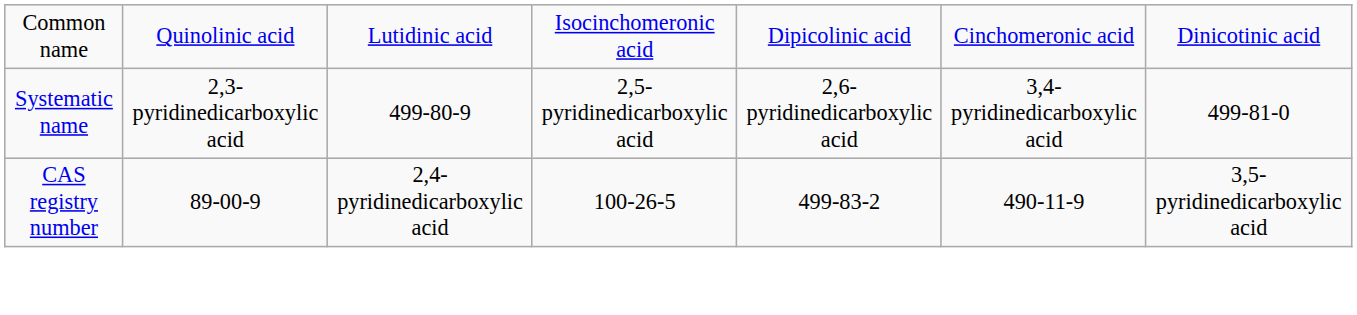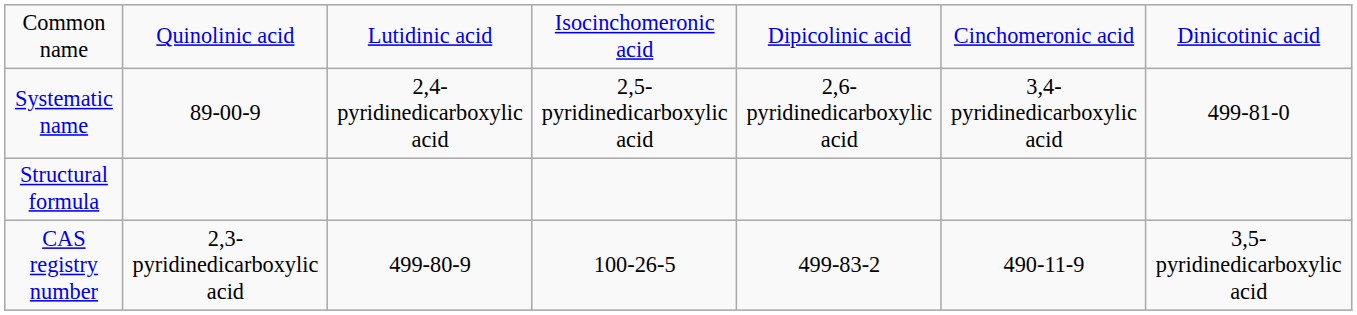(225, 112) 2,3-pyridinedicarboxylic acid -> (225, 112) 89-00-9
(430, 112) 499-80-9 -> (430, 112) 2,4-pyridinedicarboxylic acid
+ row: (64, 189)
(225, 202) 89-00-9 -> (225, 265) 2,3-pyridinedicarboxylic acid
(430, 202) 2,4-pyridinedicarboxylic acid -> (430, 265) 499-80-9
